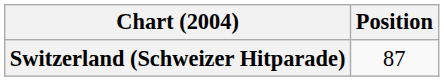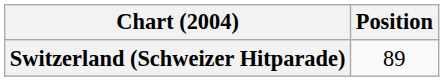(394, 57) 87 -> (394, 57) 89
